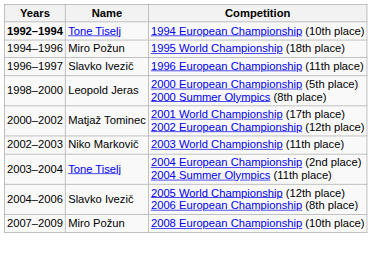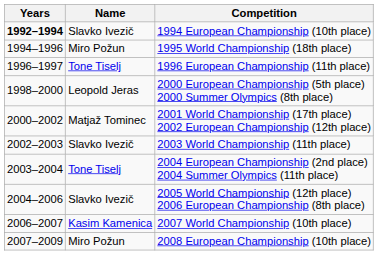(95, 31) Tone Tiselj -> (101, 31) Slavko Ivezič
(101, 66) Slavko Ivezič -> (95, 66) Tone Tiselj
(103, 145) Niko Markovič -> (101, 145) Slavko Ivezič
+ row: (254, 223)
